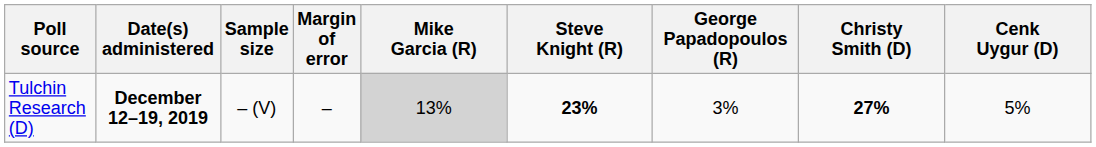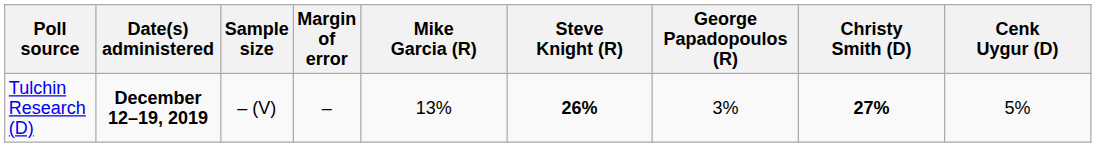(434, 108) lightgrey background -> (434, 108) no background
(580, 108) 23% -> (580, 108) 26%
